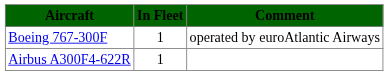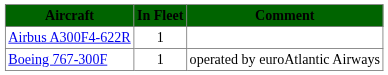rows swapped: (70, 59) <-> (58, 37)
